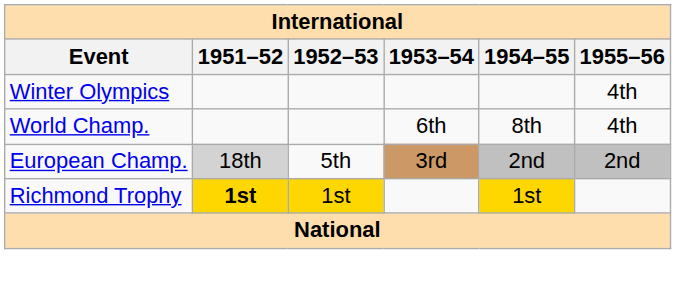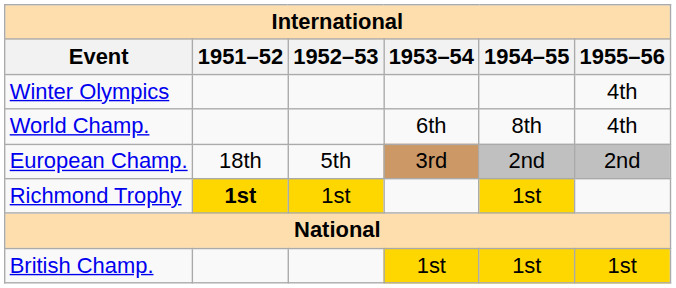(240, 160) lightgrey background -> (240, 160) no background
+ row: (82, 265)
